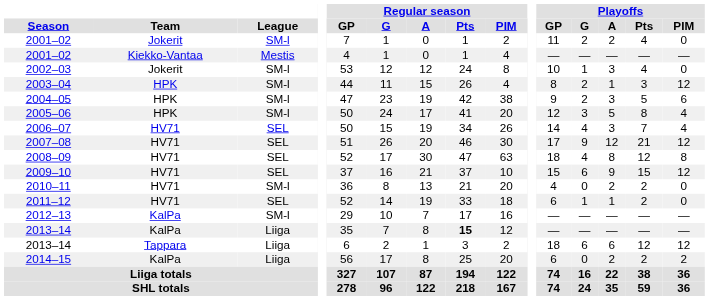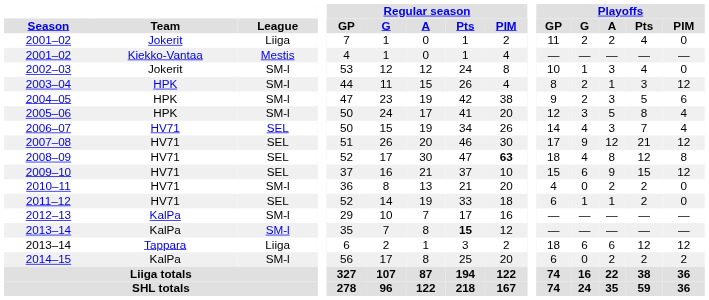(278, 40) SM-l -> (278, 40) Liiga
(506, 157) normal -> (506, 157) bold
(278, 230) Liiga -> (278, 230) SM-l
(278, 259) Liiga -> (278, 259) SM-l
